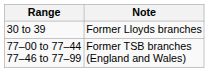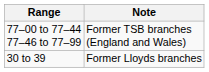rows swapped: (26, 30) <-> (44, 53)
